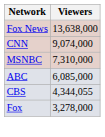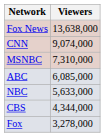+ row: (17, 92)
(73, 92) 4,344,055 -> (73, 108) 4,344,000
